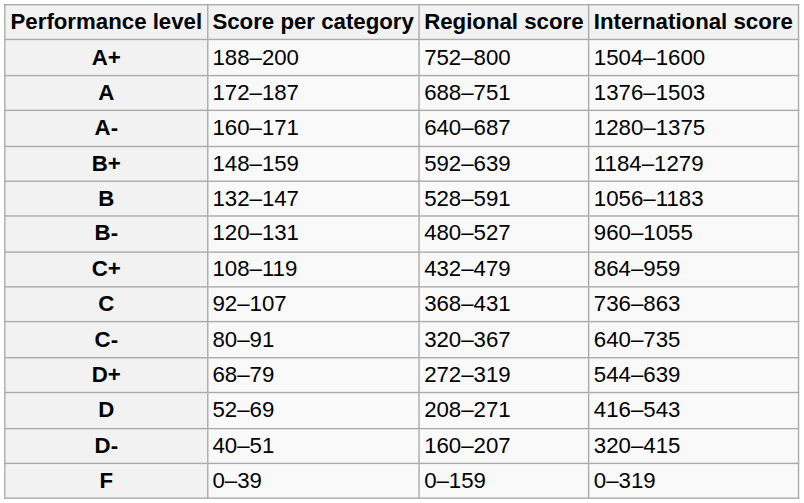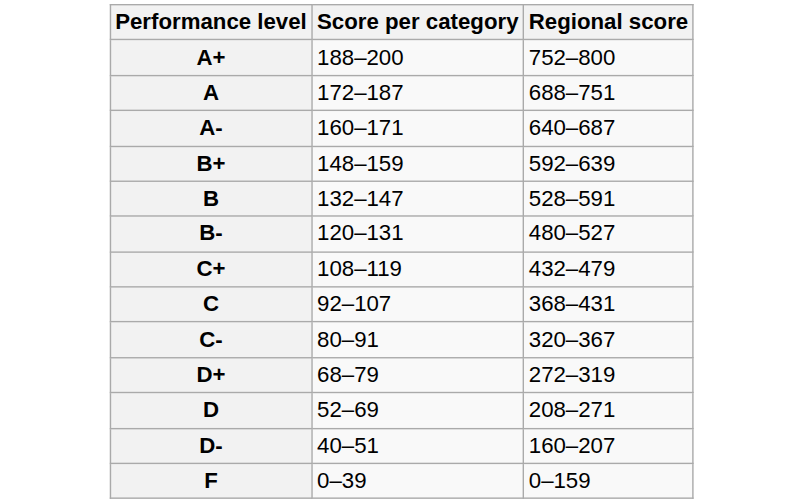- column: (693, 22)
